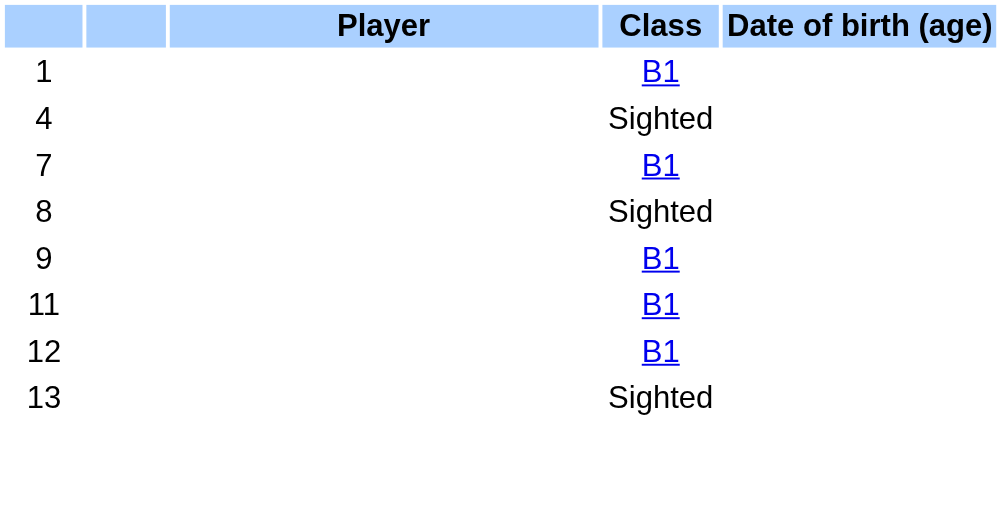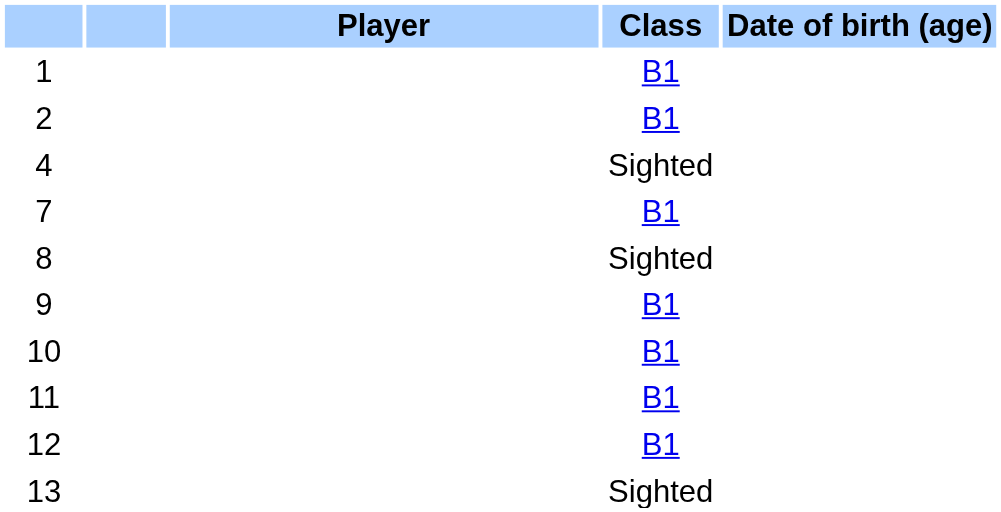+ row: (44, 118)
+ row: (44, 351)
